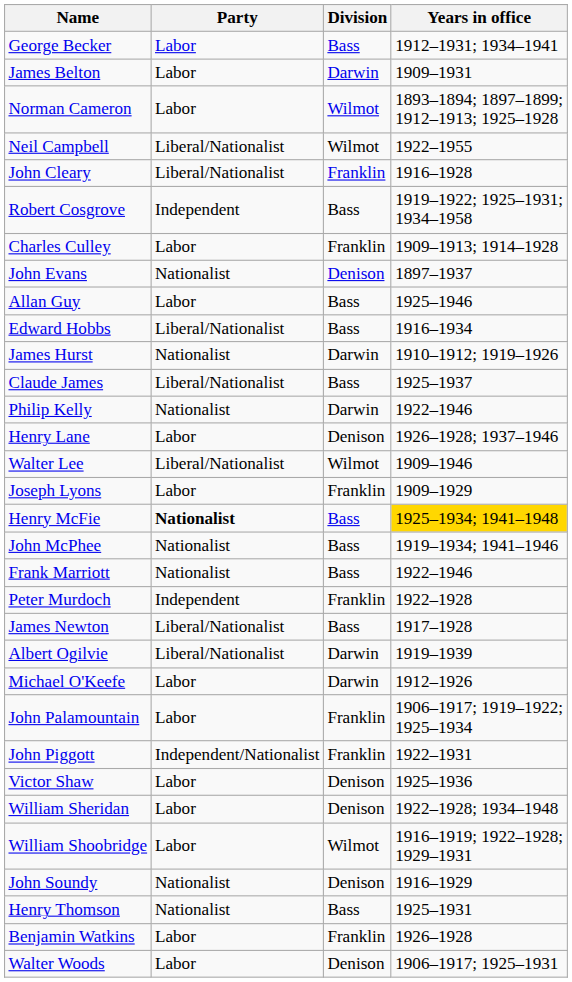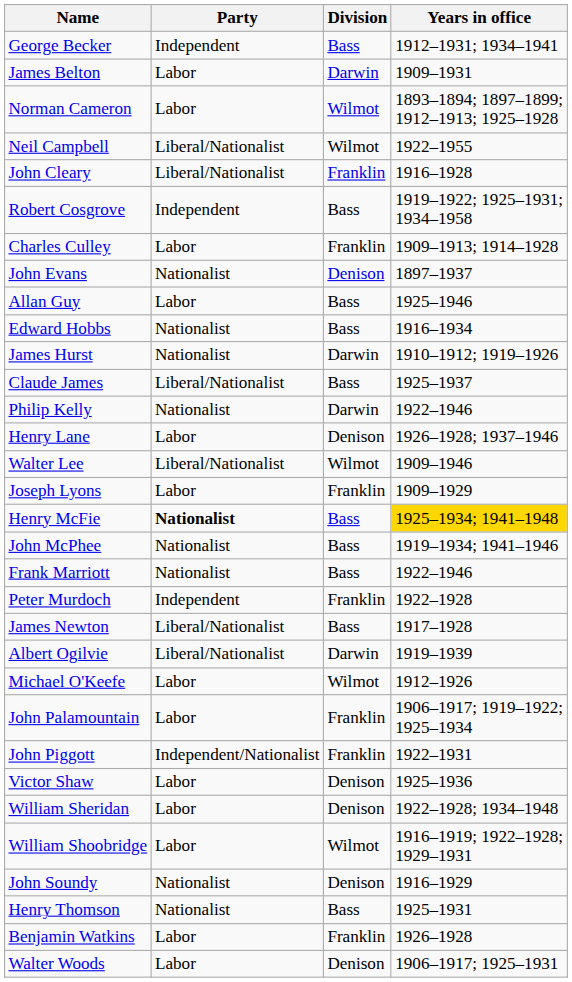(175, 45) Labor -> (197, 45) Independent
(220, 328) Liberal/Nationalist -> (193, 328) Nationalist
(353, 681) Darwin -> (353, 681) Wilmot
